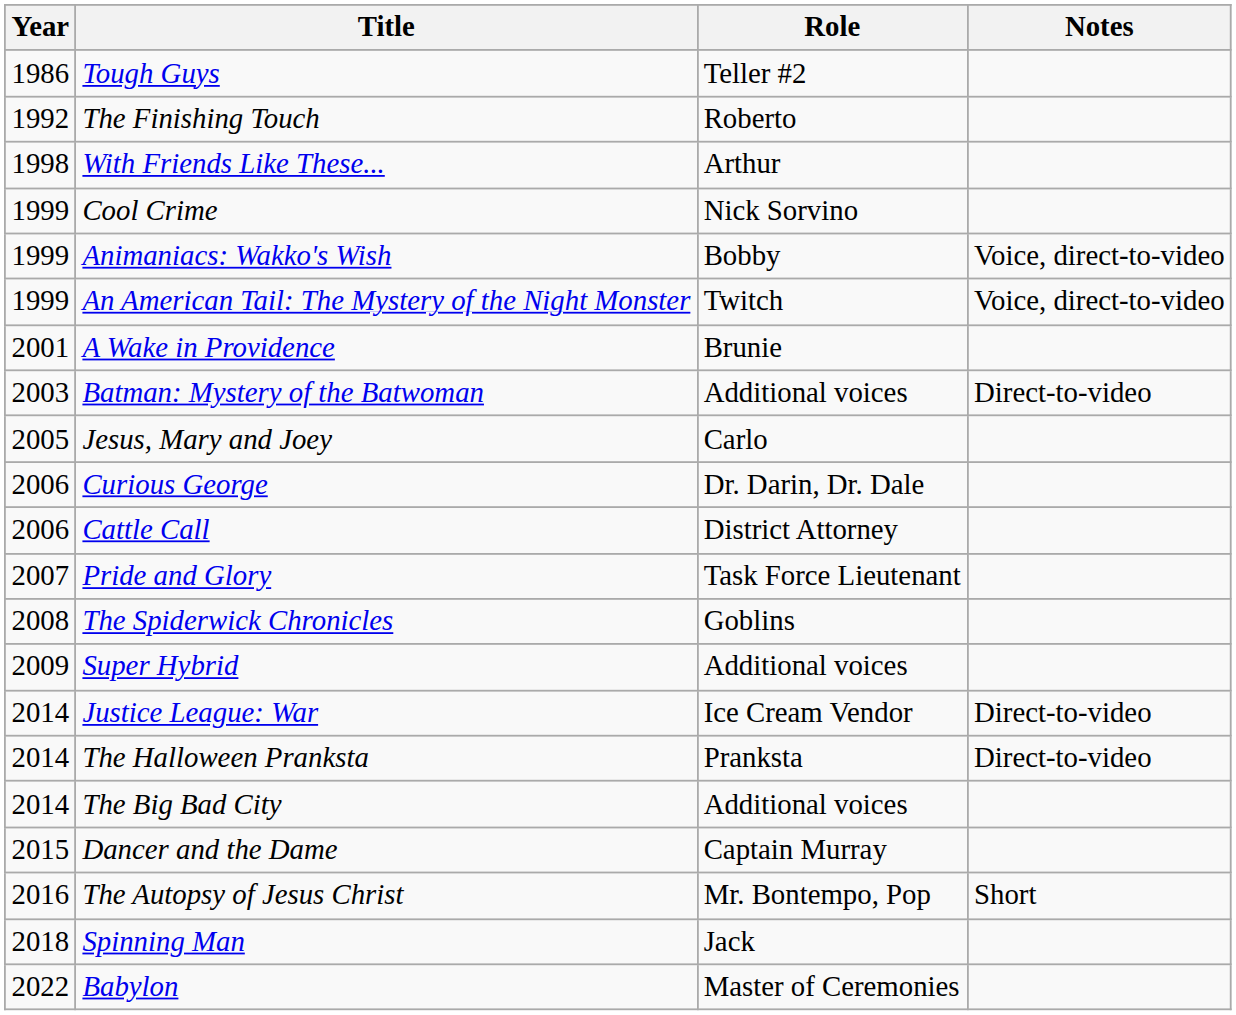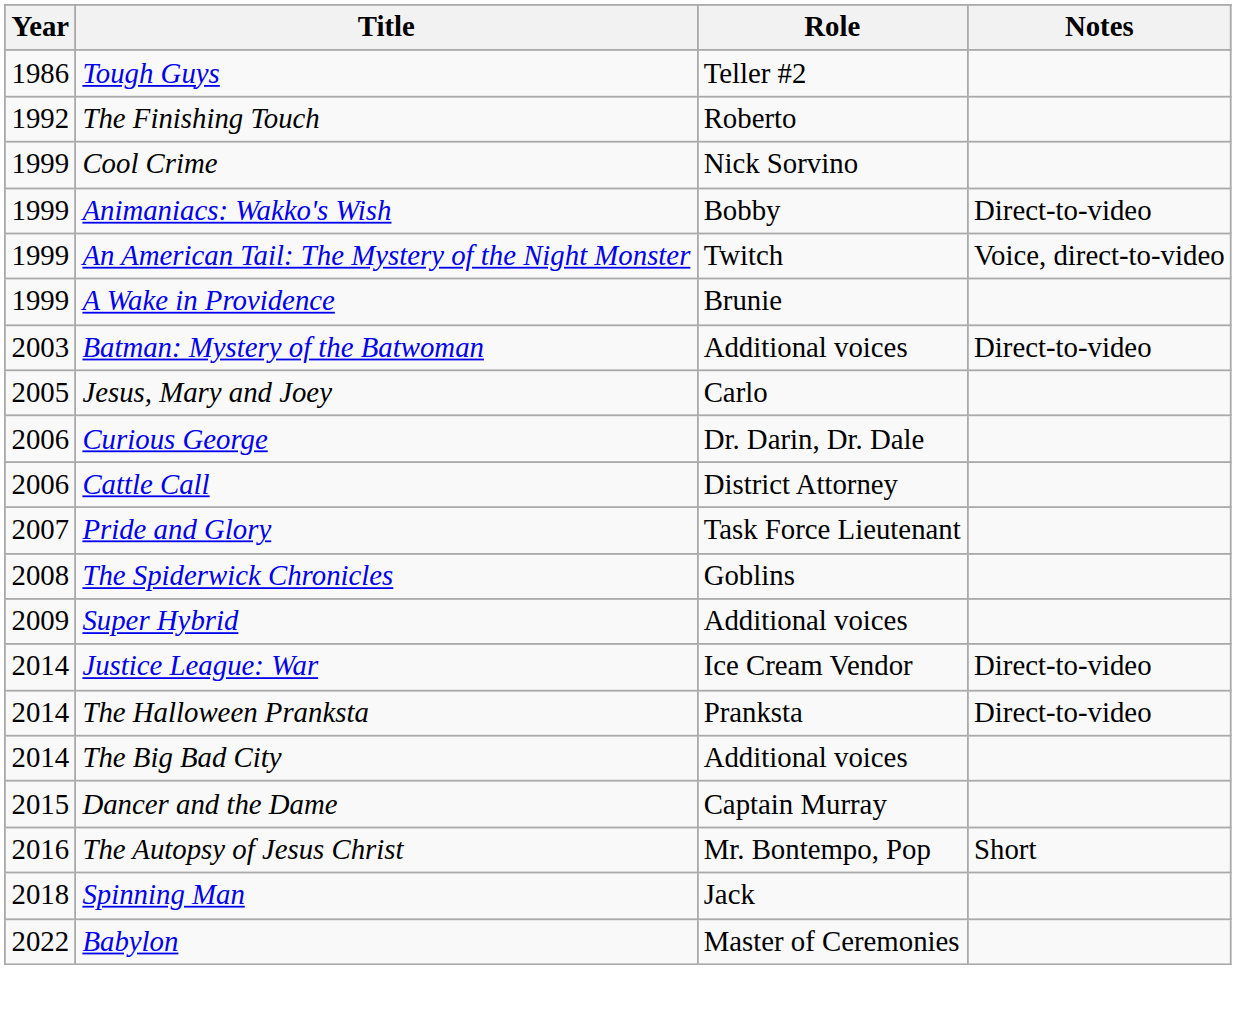- row: (234, 164)
(1099, 255) Voice, direct-to-video -> (1063, 210) Direct-to-video
(40, 347) 2001 -> (40, 301) 1999
